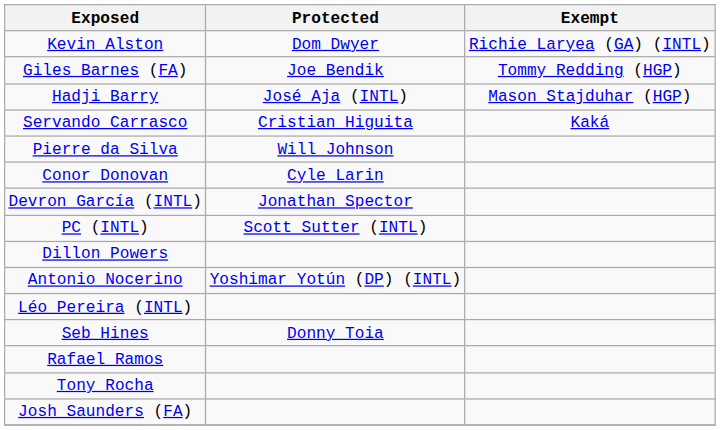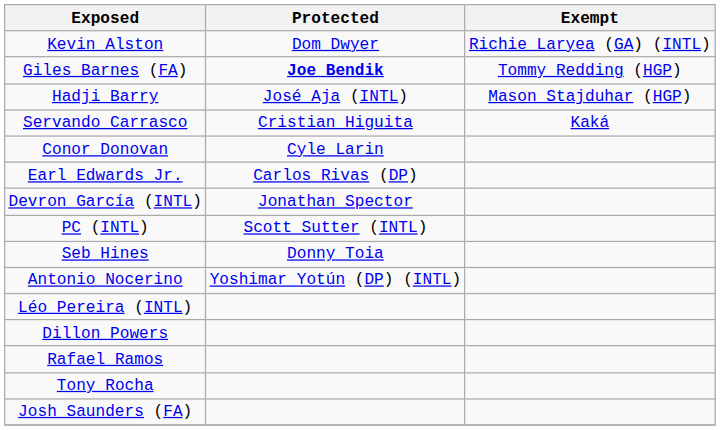(335, 70) normal -> (335, 70) bold
- row: (105, 149)
+ row: (105, 175)
rows swapped: (105, 333) <-> (105, 254)
